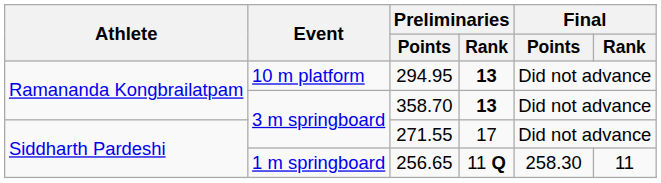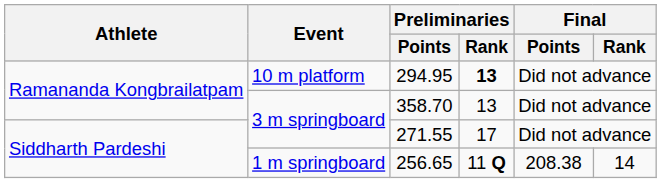(487, 105) bold -> (487, 105) normal
(554, 164) 258.30 -> (554, 164) 208.38
(624, 164) 11 -> (624, 164) 14
